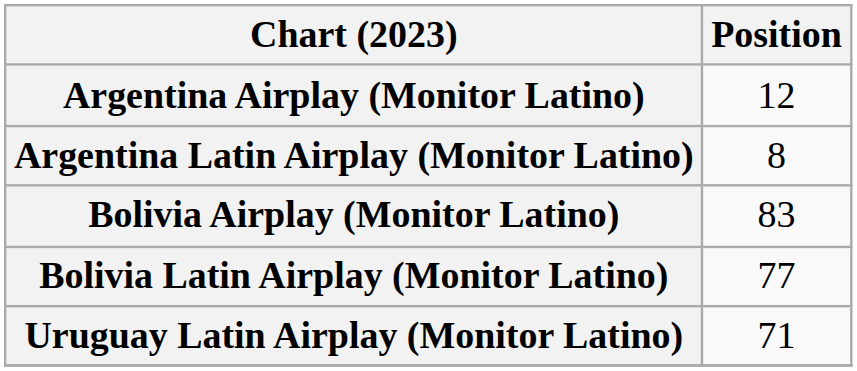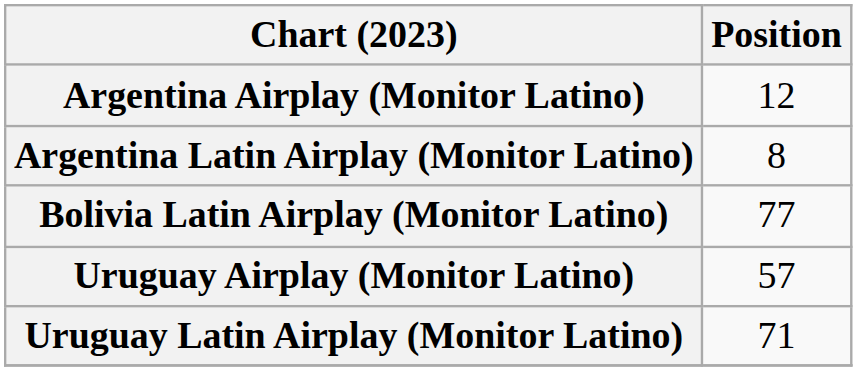- row: (354, 214)
+ row: (354, 275)
